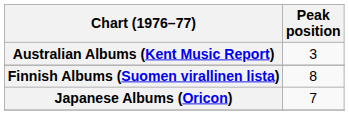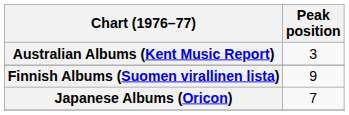(313, 76) 8 -> (313, 76) 9
